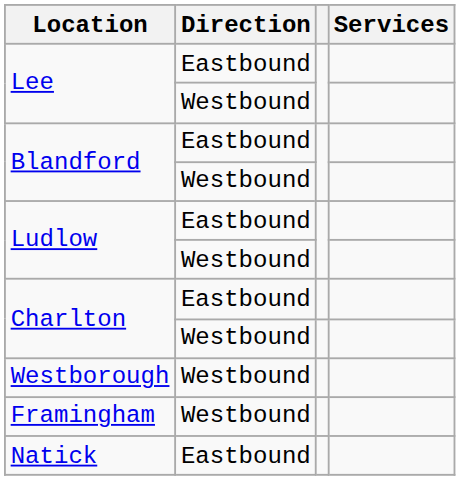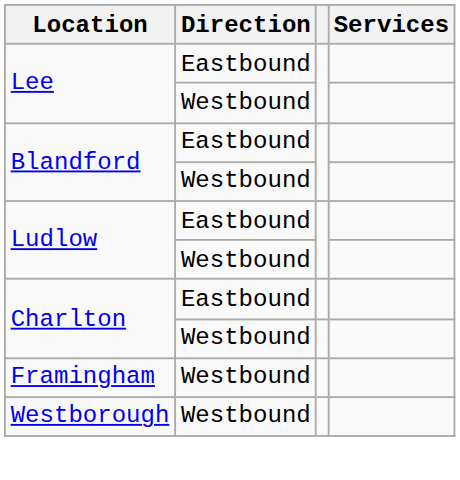rows swapped: (90, 377) <-> (83, 416)
- row: (54, 456)
